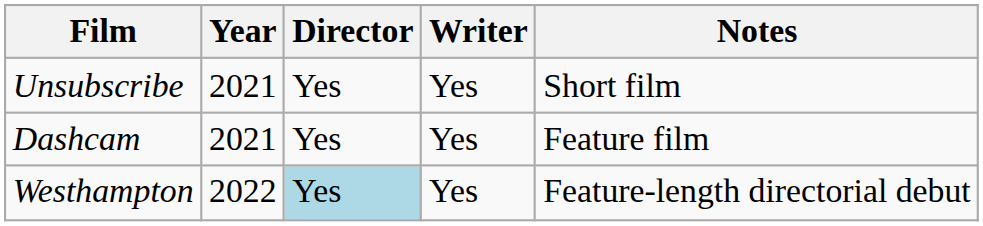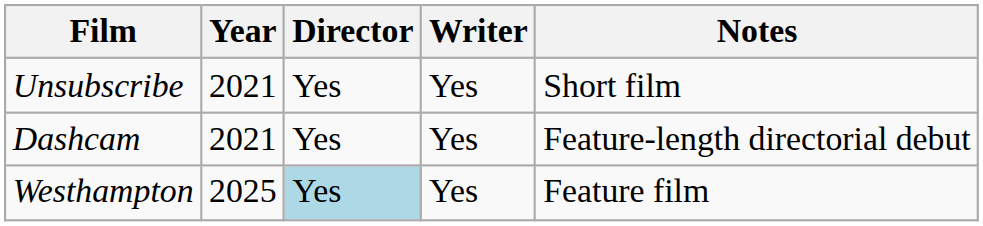(626, 138) Feature film -> (757, 138) Feature-length directorial debut
(243, 191) 2022 -> (243, 191) 2025
(757, 191) Feature-length directorial debut -> (626, 191) Feature film
